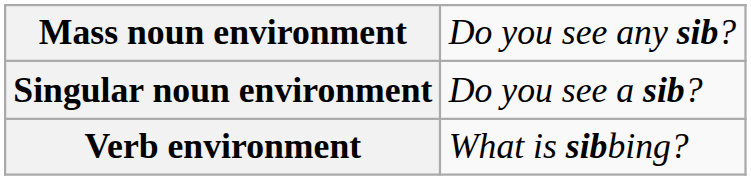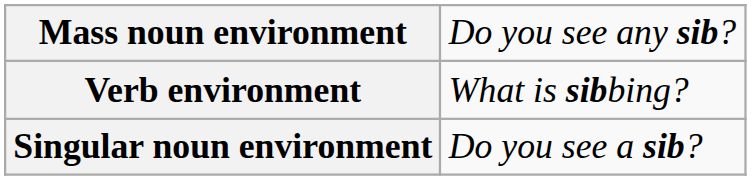rows swapped: (223, 145) <-> (223, 89)
